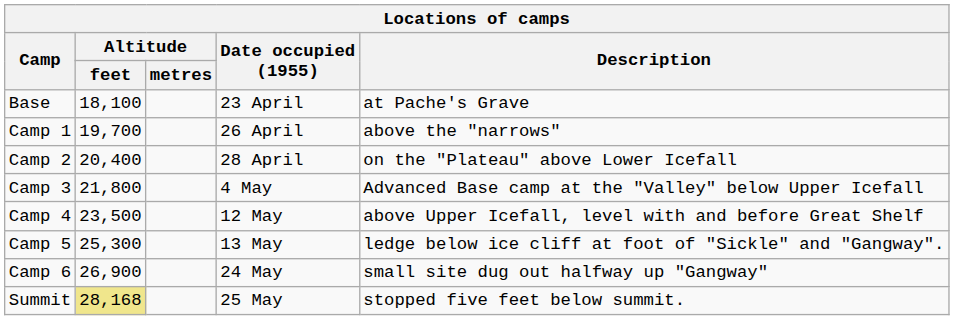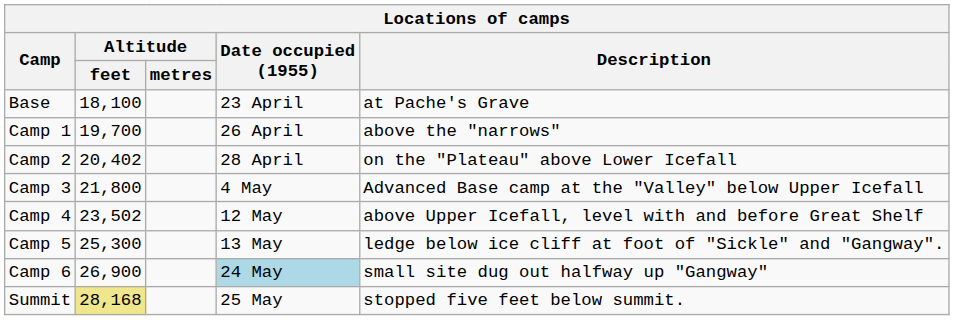(110, 160) 20,400 -> (110, 160) 20,402
(110, 216) 23,500 -> (110, 216) 23,502
(251, 272) no background -> (251, 272) lightblue background
